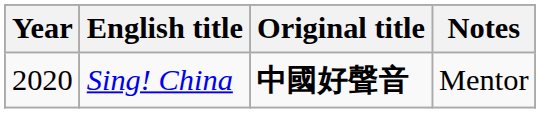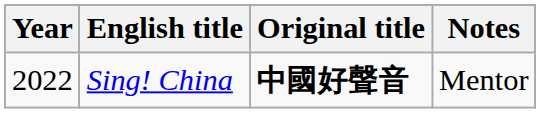(42, 79) 2020 -> (42, 79) 2022
